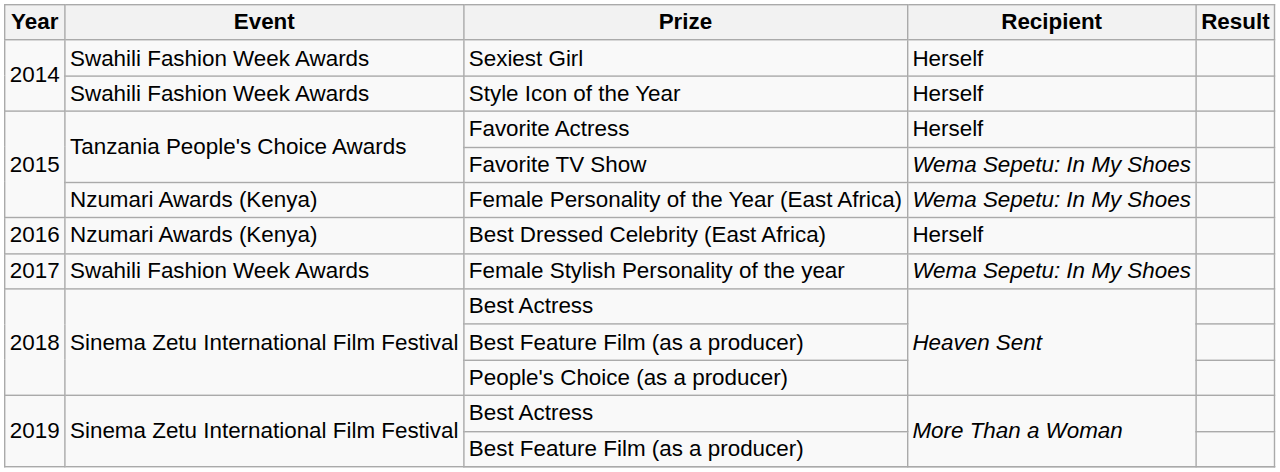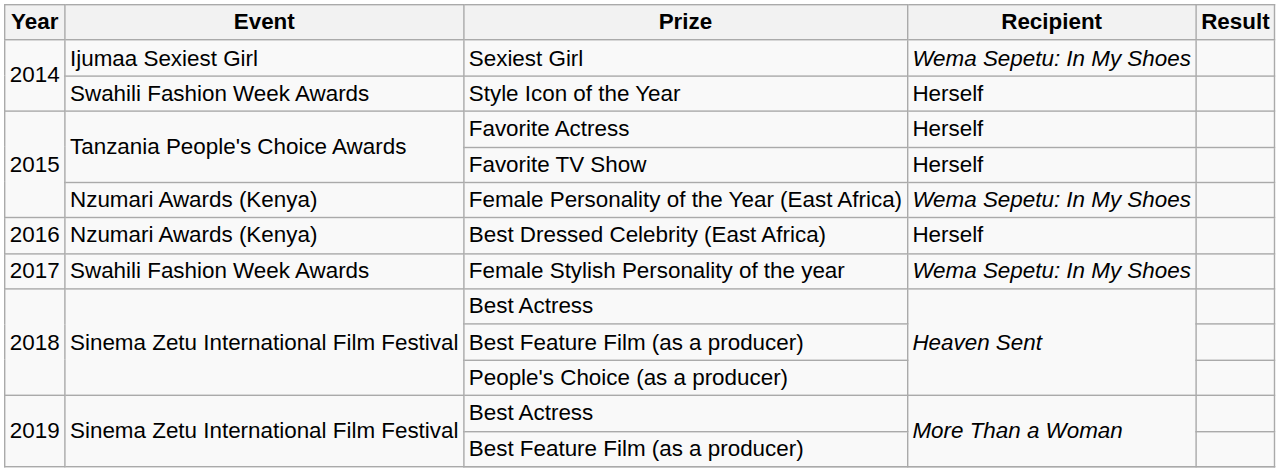(220, 57) Swahili Fashion Week Awards -> (164, 57) Ijumaa Sexiest Girl
(948, 57) Herself -> (1052, 57) Wema Sepetu: In My Shoes
(1052, 164) Wema Sepetu: In My Shoes -> (948, 164) Herself
